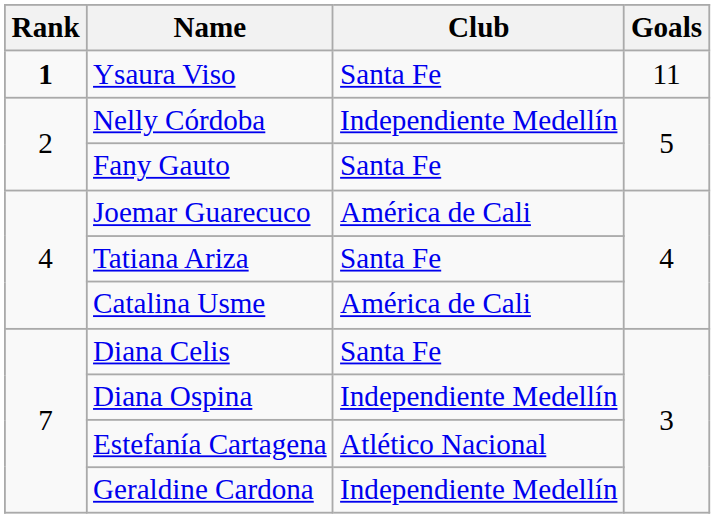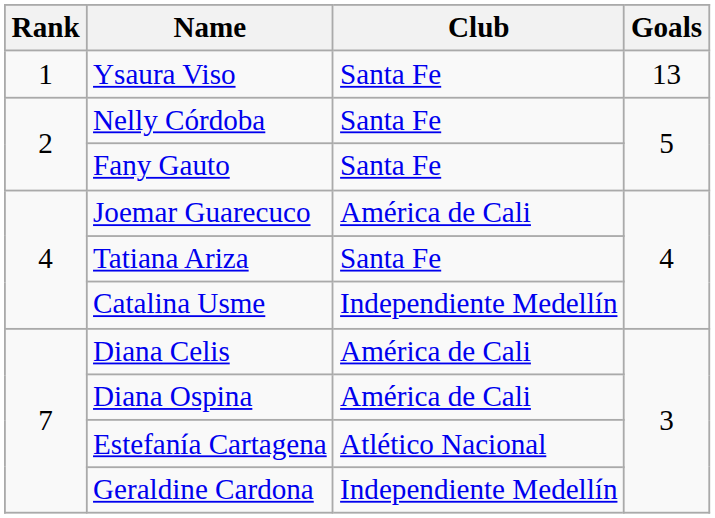(46, 73) bold -> (46, 73) normal
(666, 73) 11 -> (666, 73) 13
(479, 119) Independiente Medellín -> (391, 119) Santa Fe
(436, 304) América de Cali -> (479, 304) Independiente Medellín
(391, 350) Santa Fe -> (436, 350) América de Cali
(479, 397) Independiente Medellín -> (436, 397) América de Cali
